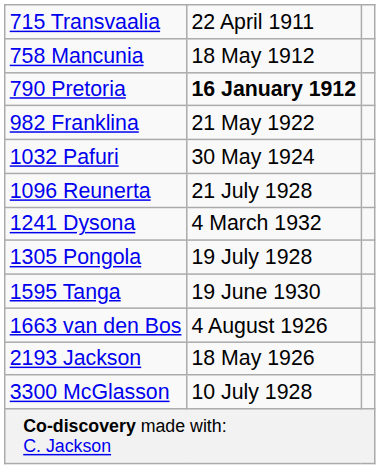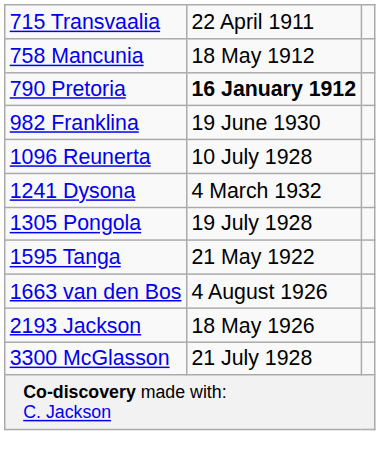(253, 123) 21 May 1922 -> (256, 123) 19 June 1930
- row: (64, 157)
(252, 190) 21 July 1928 -> (252, 157) 10 July 1928
(256, 291) 19 June 1930 -> (253, 258) 21 May 1922
(252, 392) 10 July 1928 -> (252, 359) 21 July 1928
